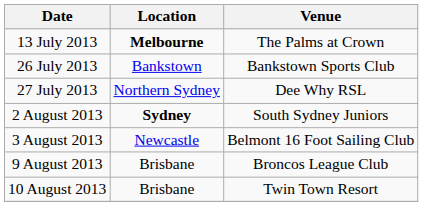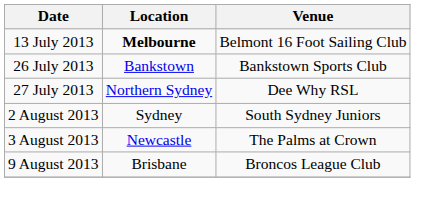(321, 41) The Palms at Crown -> (313, 41) Belmont 16 Foot Sailing Club
(167, 115) bold -> (159, 115) normal
(321, 139) Belmont 16 Foot Sailing Club -> (313, 139) The Palms at Crown
- row: (57, 189)
